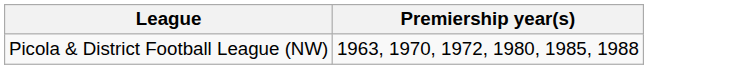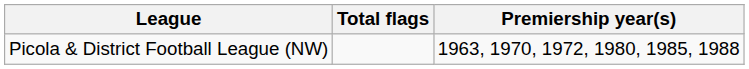+ column: (383, 19)
